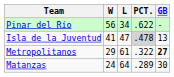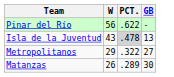- column: (124, 11)
(110, 38) 41 -> (110, 38) 43
(162, 52) bold -> (148, 52) normal
(110, 65) 24 -> (110, 65) 26
